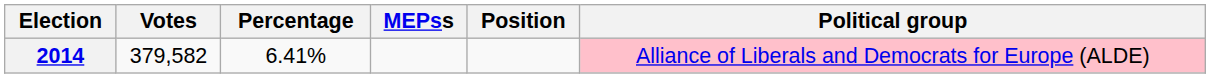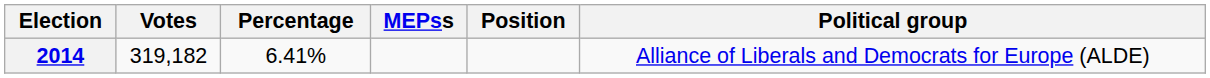(168, 55) 379,582 -> (168, 55) 319,182
(893, 55) pink background -> (893, 55) no background
